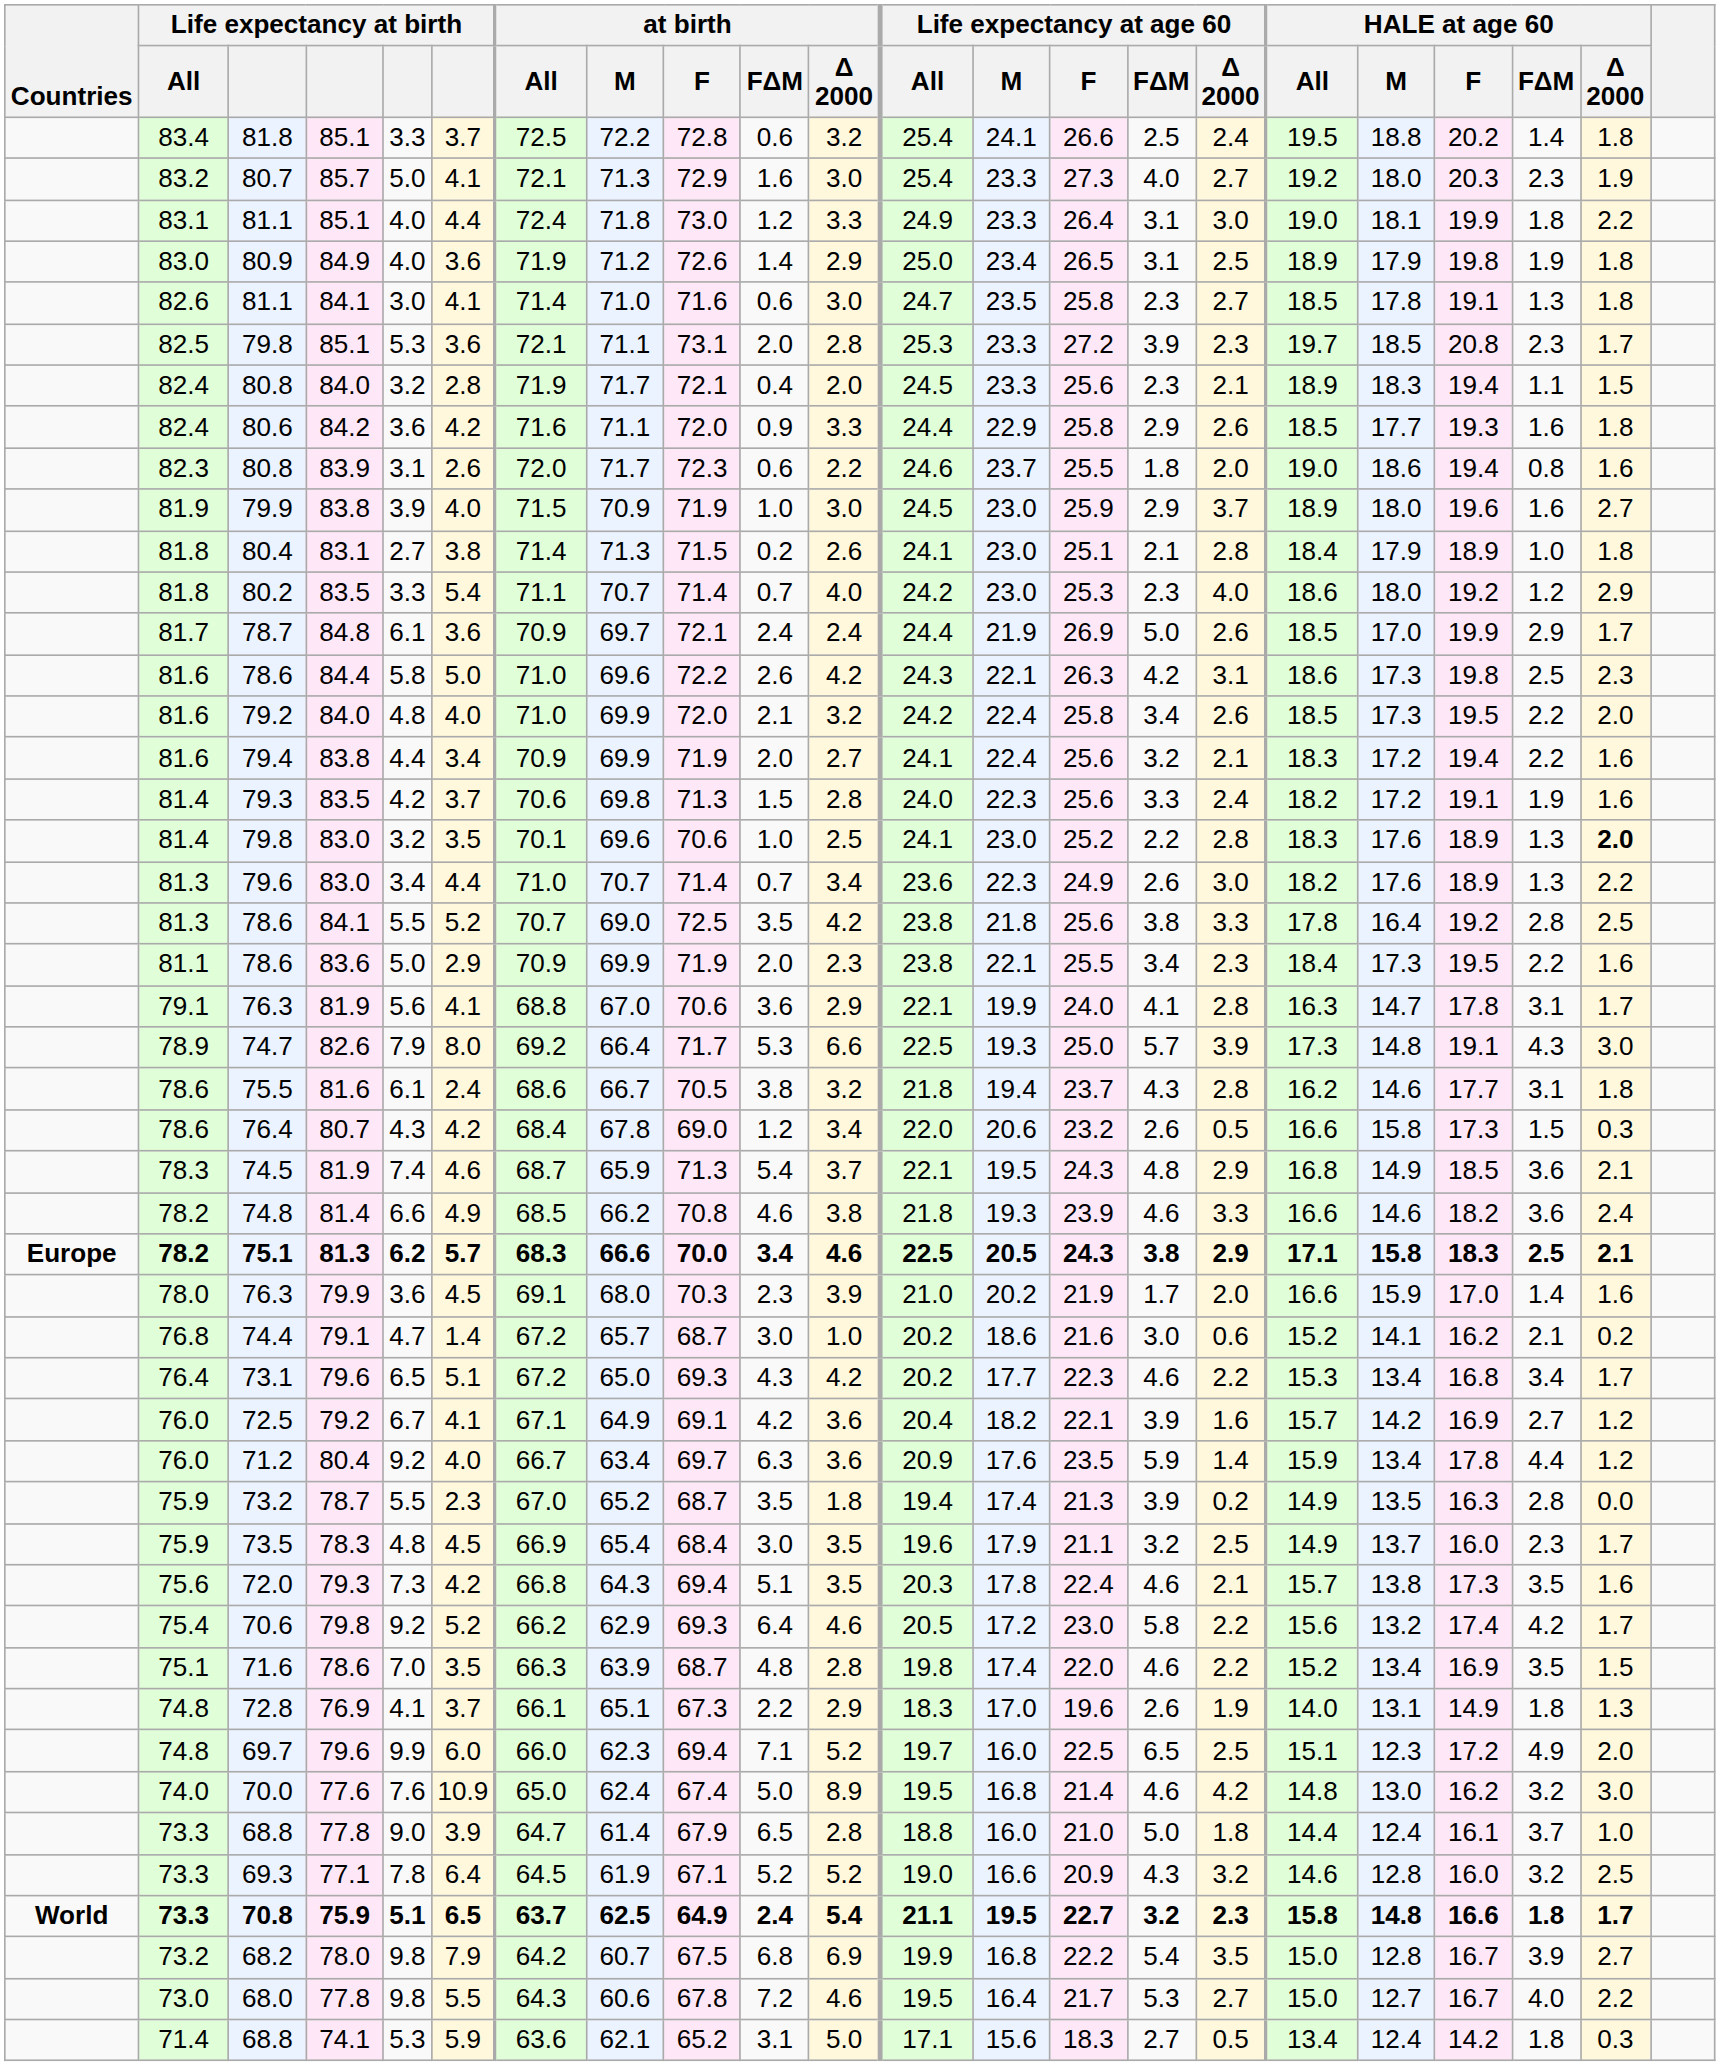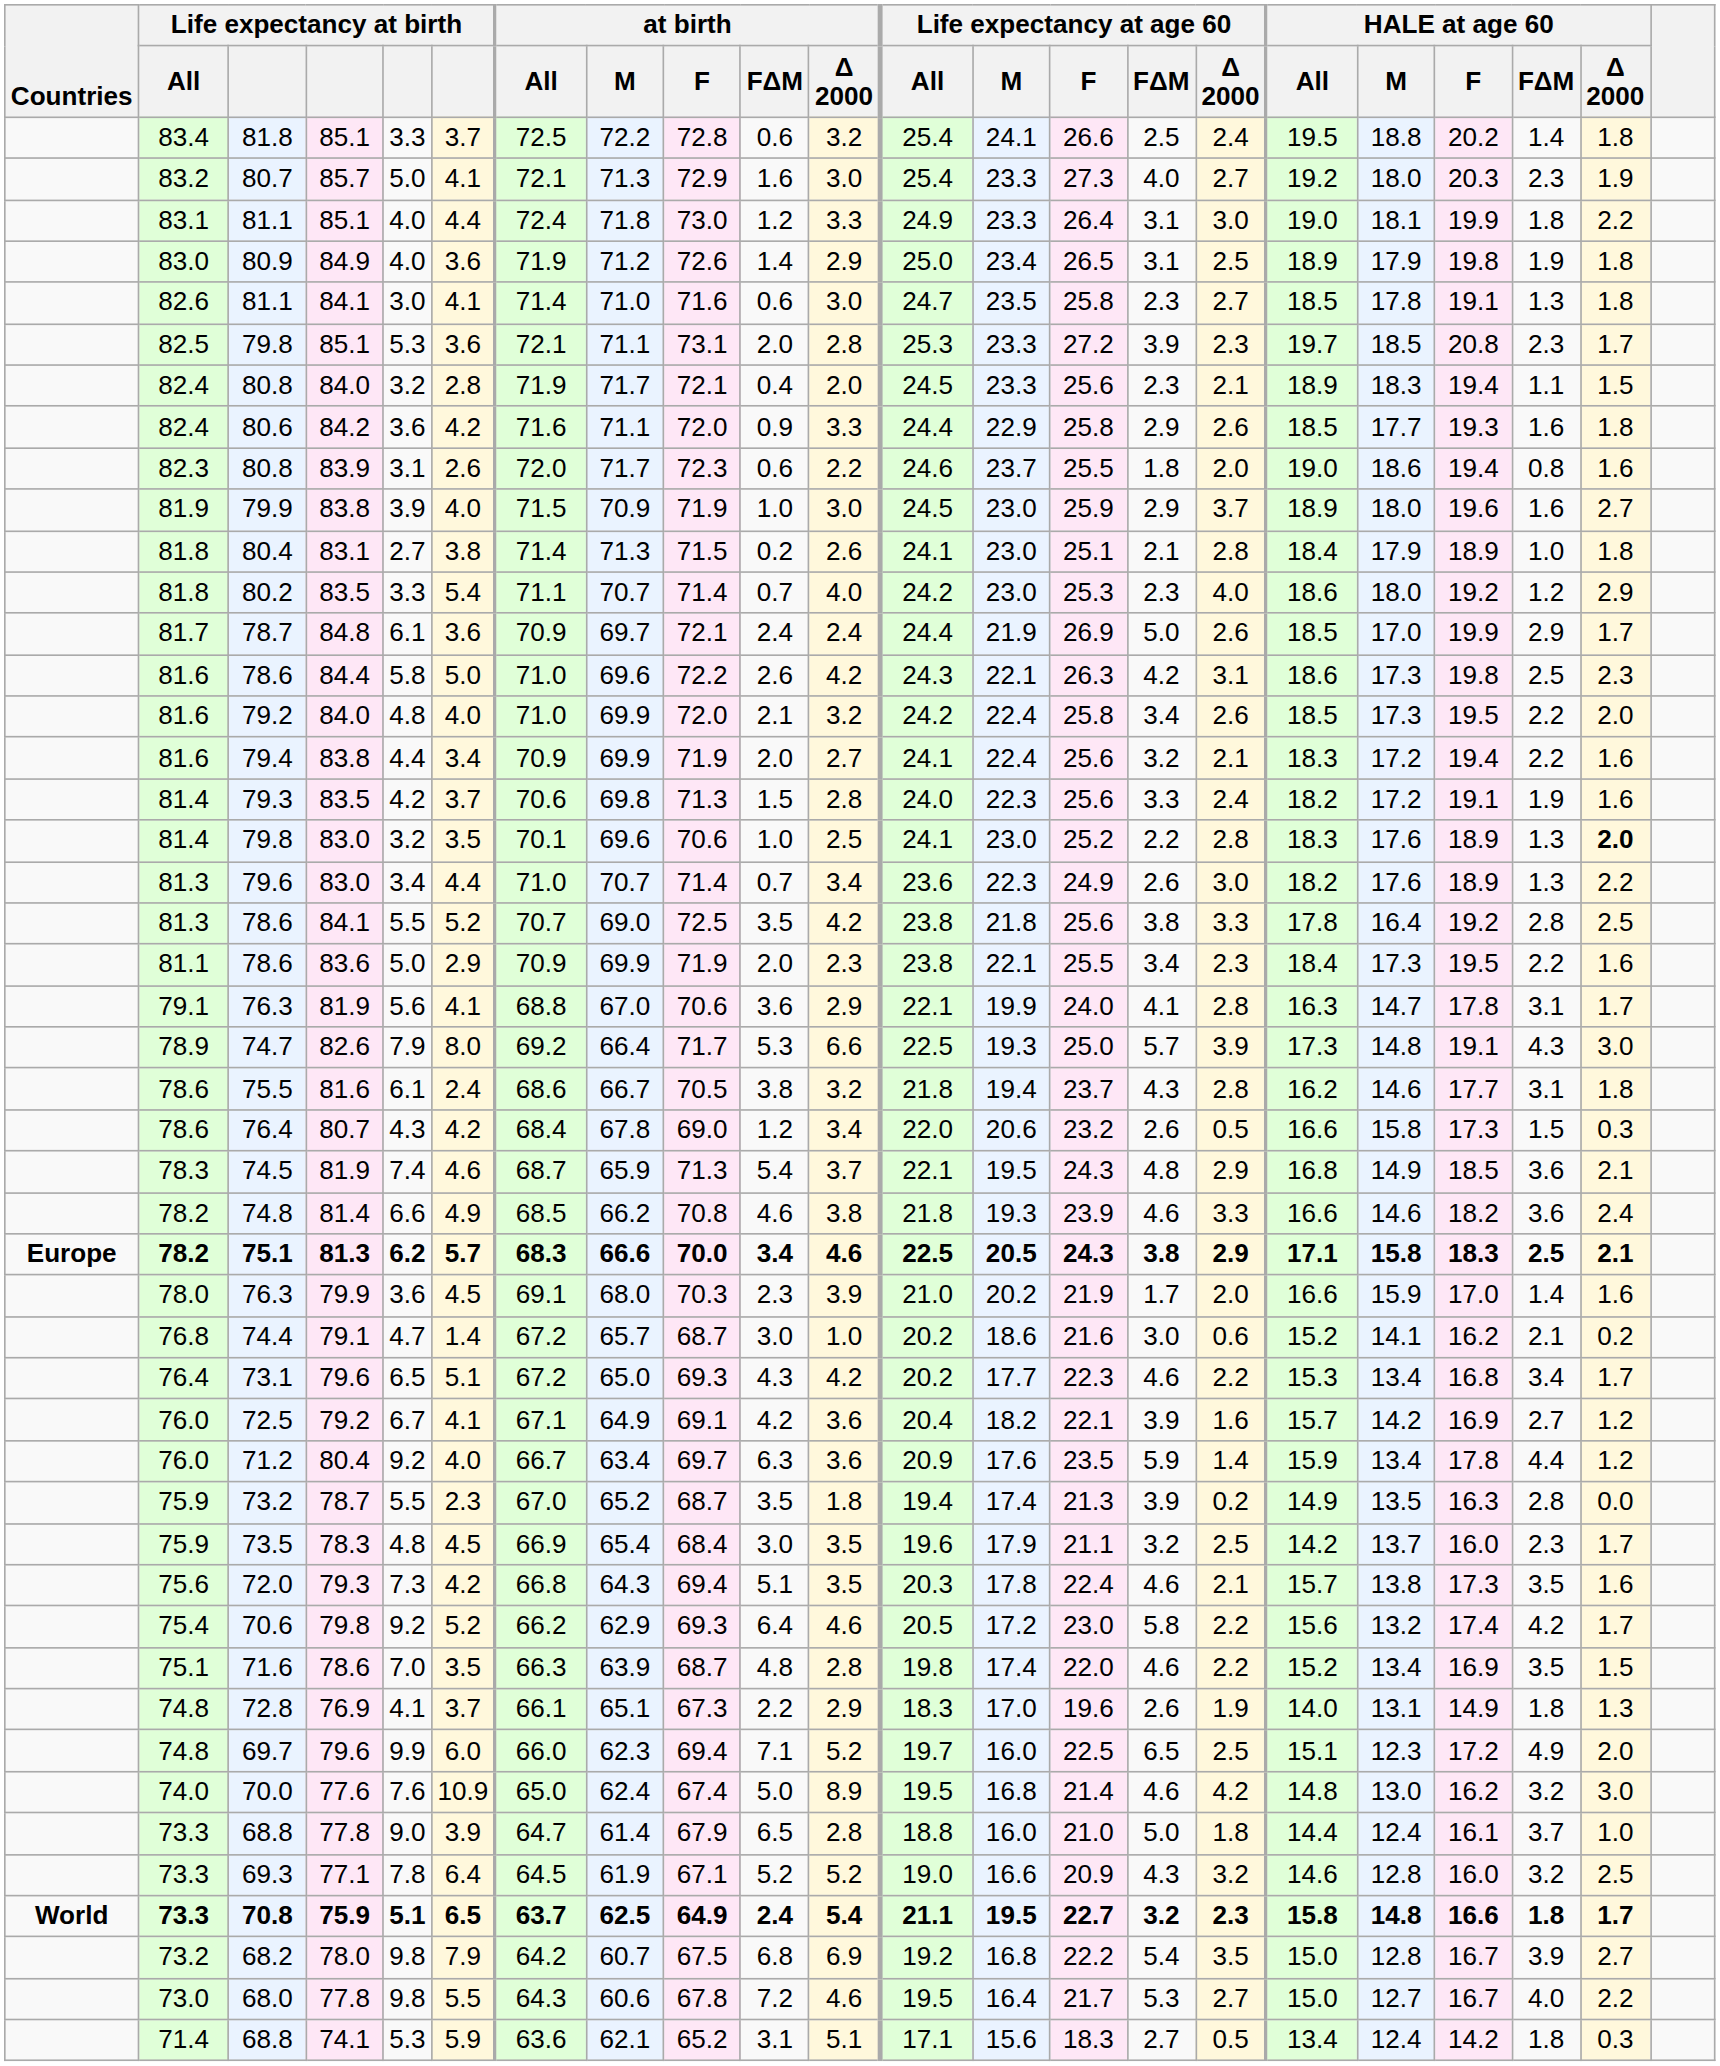(1312, 1543) 14.9 -> (1312, 1543) 14.2
(928, 1957) 19.9 -> (928, 1957) 19.2
(844, 2039) 5.0 -> (844, 2039) 5.1
